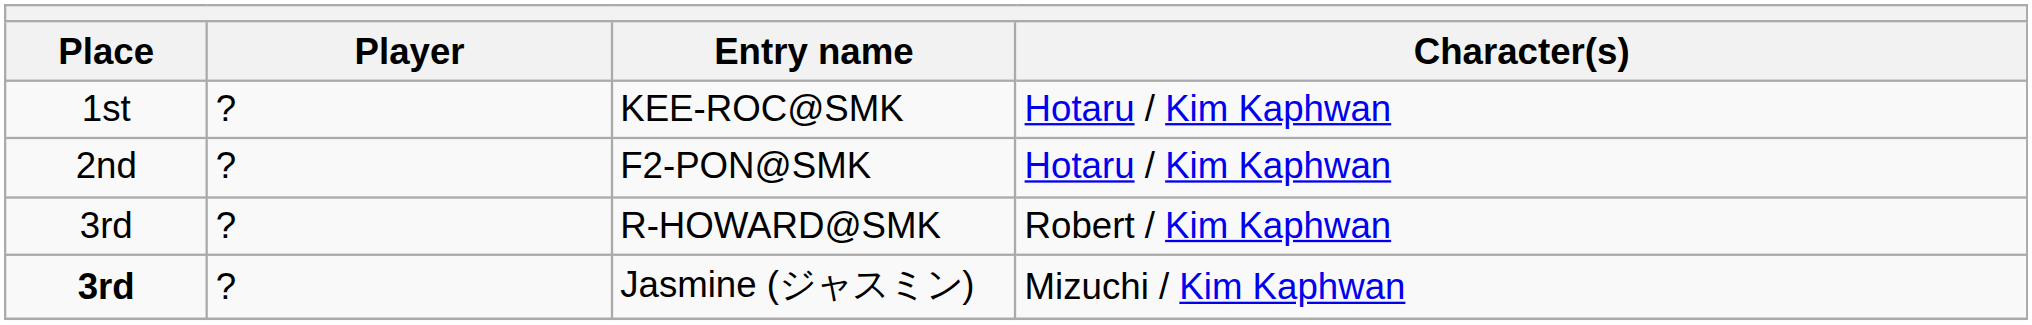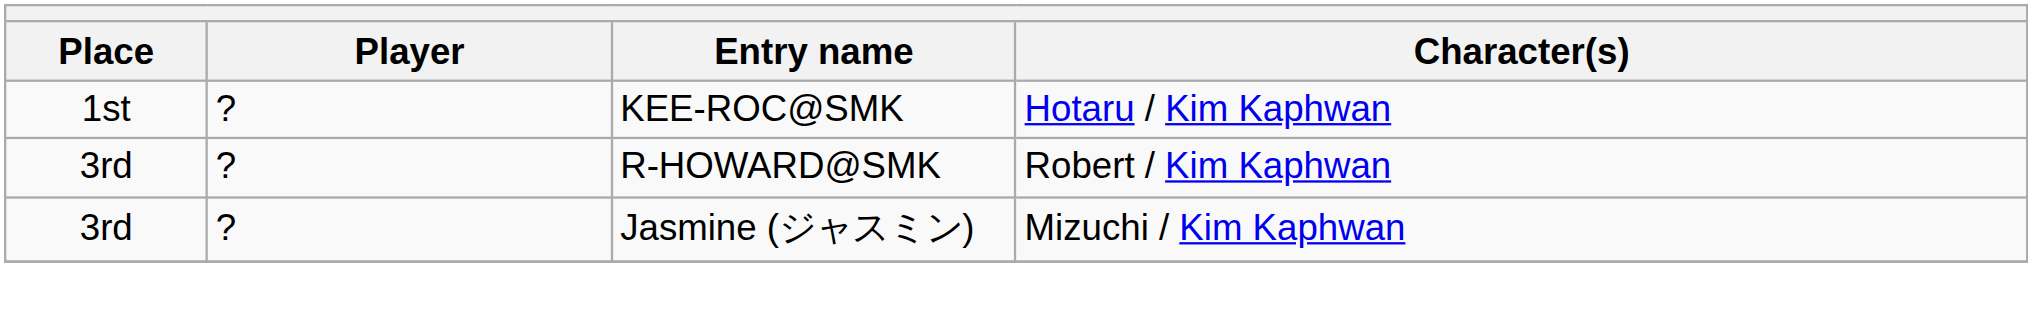- row: (746, 166)
(106, 286) bold -> (106, 228) normal
